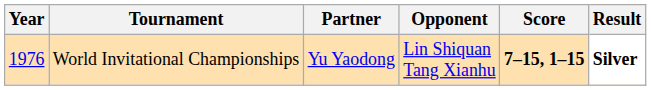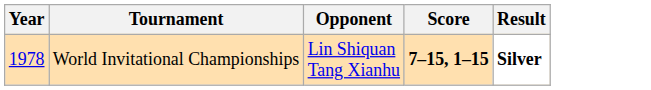- column: (351, 19)
(27, 59) 1976 -> (27, 59) 1978
